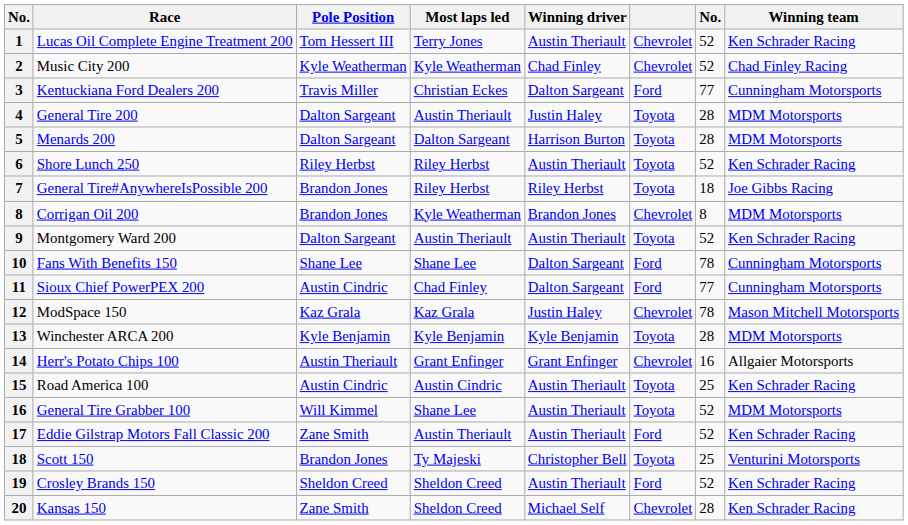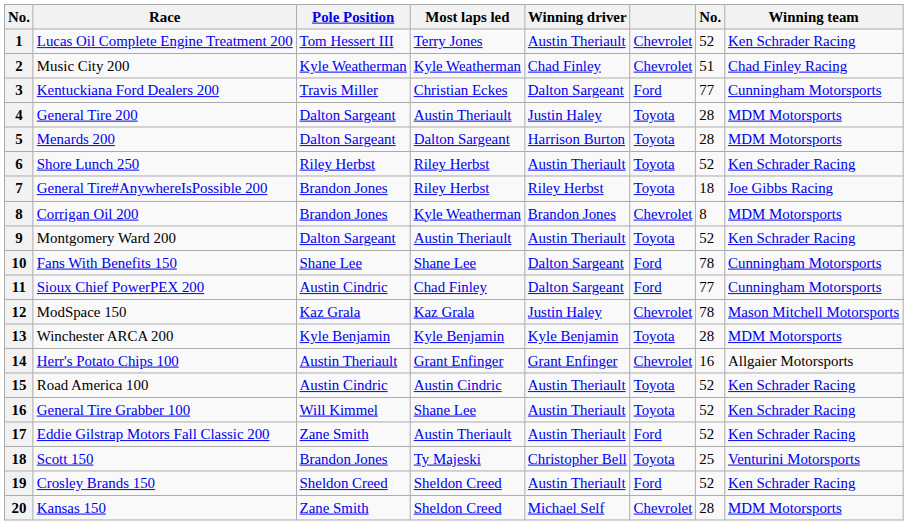(707, 66) 52 -> (707, 66) 51
(707, 385) 25 -> (707, 385) 52
(785, 409) MDM Motorsports -> (792, 409) Ken Schrader Racing
(792, 508) Ken Schrader Racing -> (785, 508) MDM Motorsports
